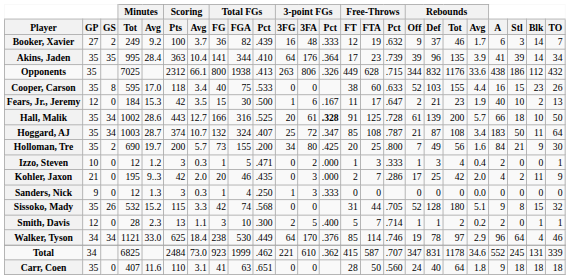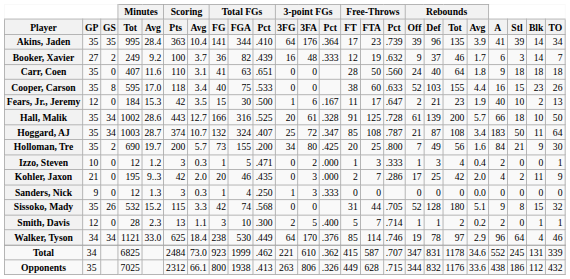rows swapped: (44, 57) <-> (44, 42)
rows swapped: (44, 268) <-> (44, 72)
(330, 117) bold -> (330, 117) normal
